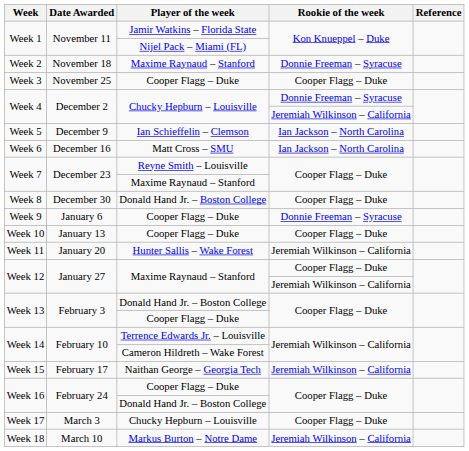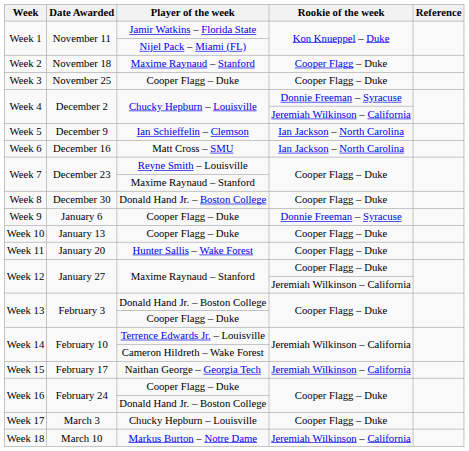(341, 64) Donnie Freeman – Syracuse -> (341, 64) Cooper Flagg – Duke
(341, 251) Jeremiah Wilkinson – California -> (341, 251) Cooper Flagg – Duke
